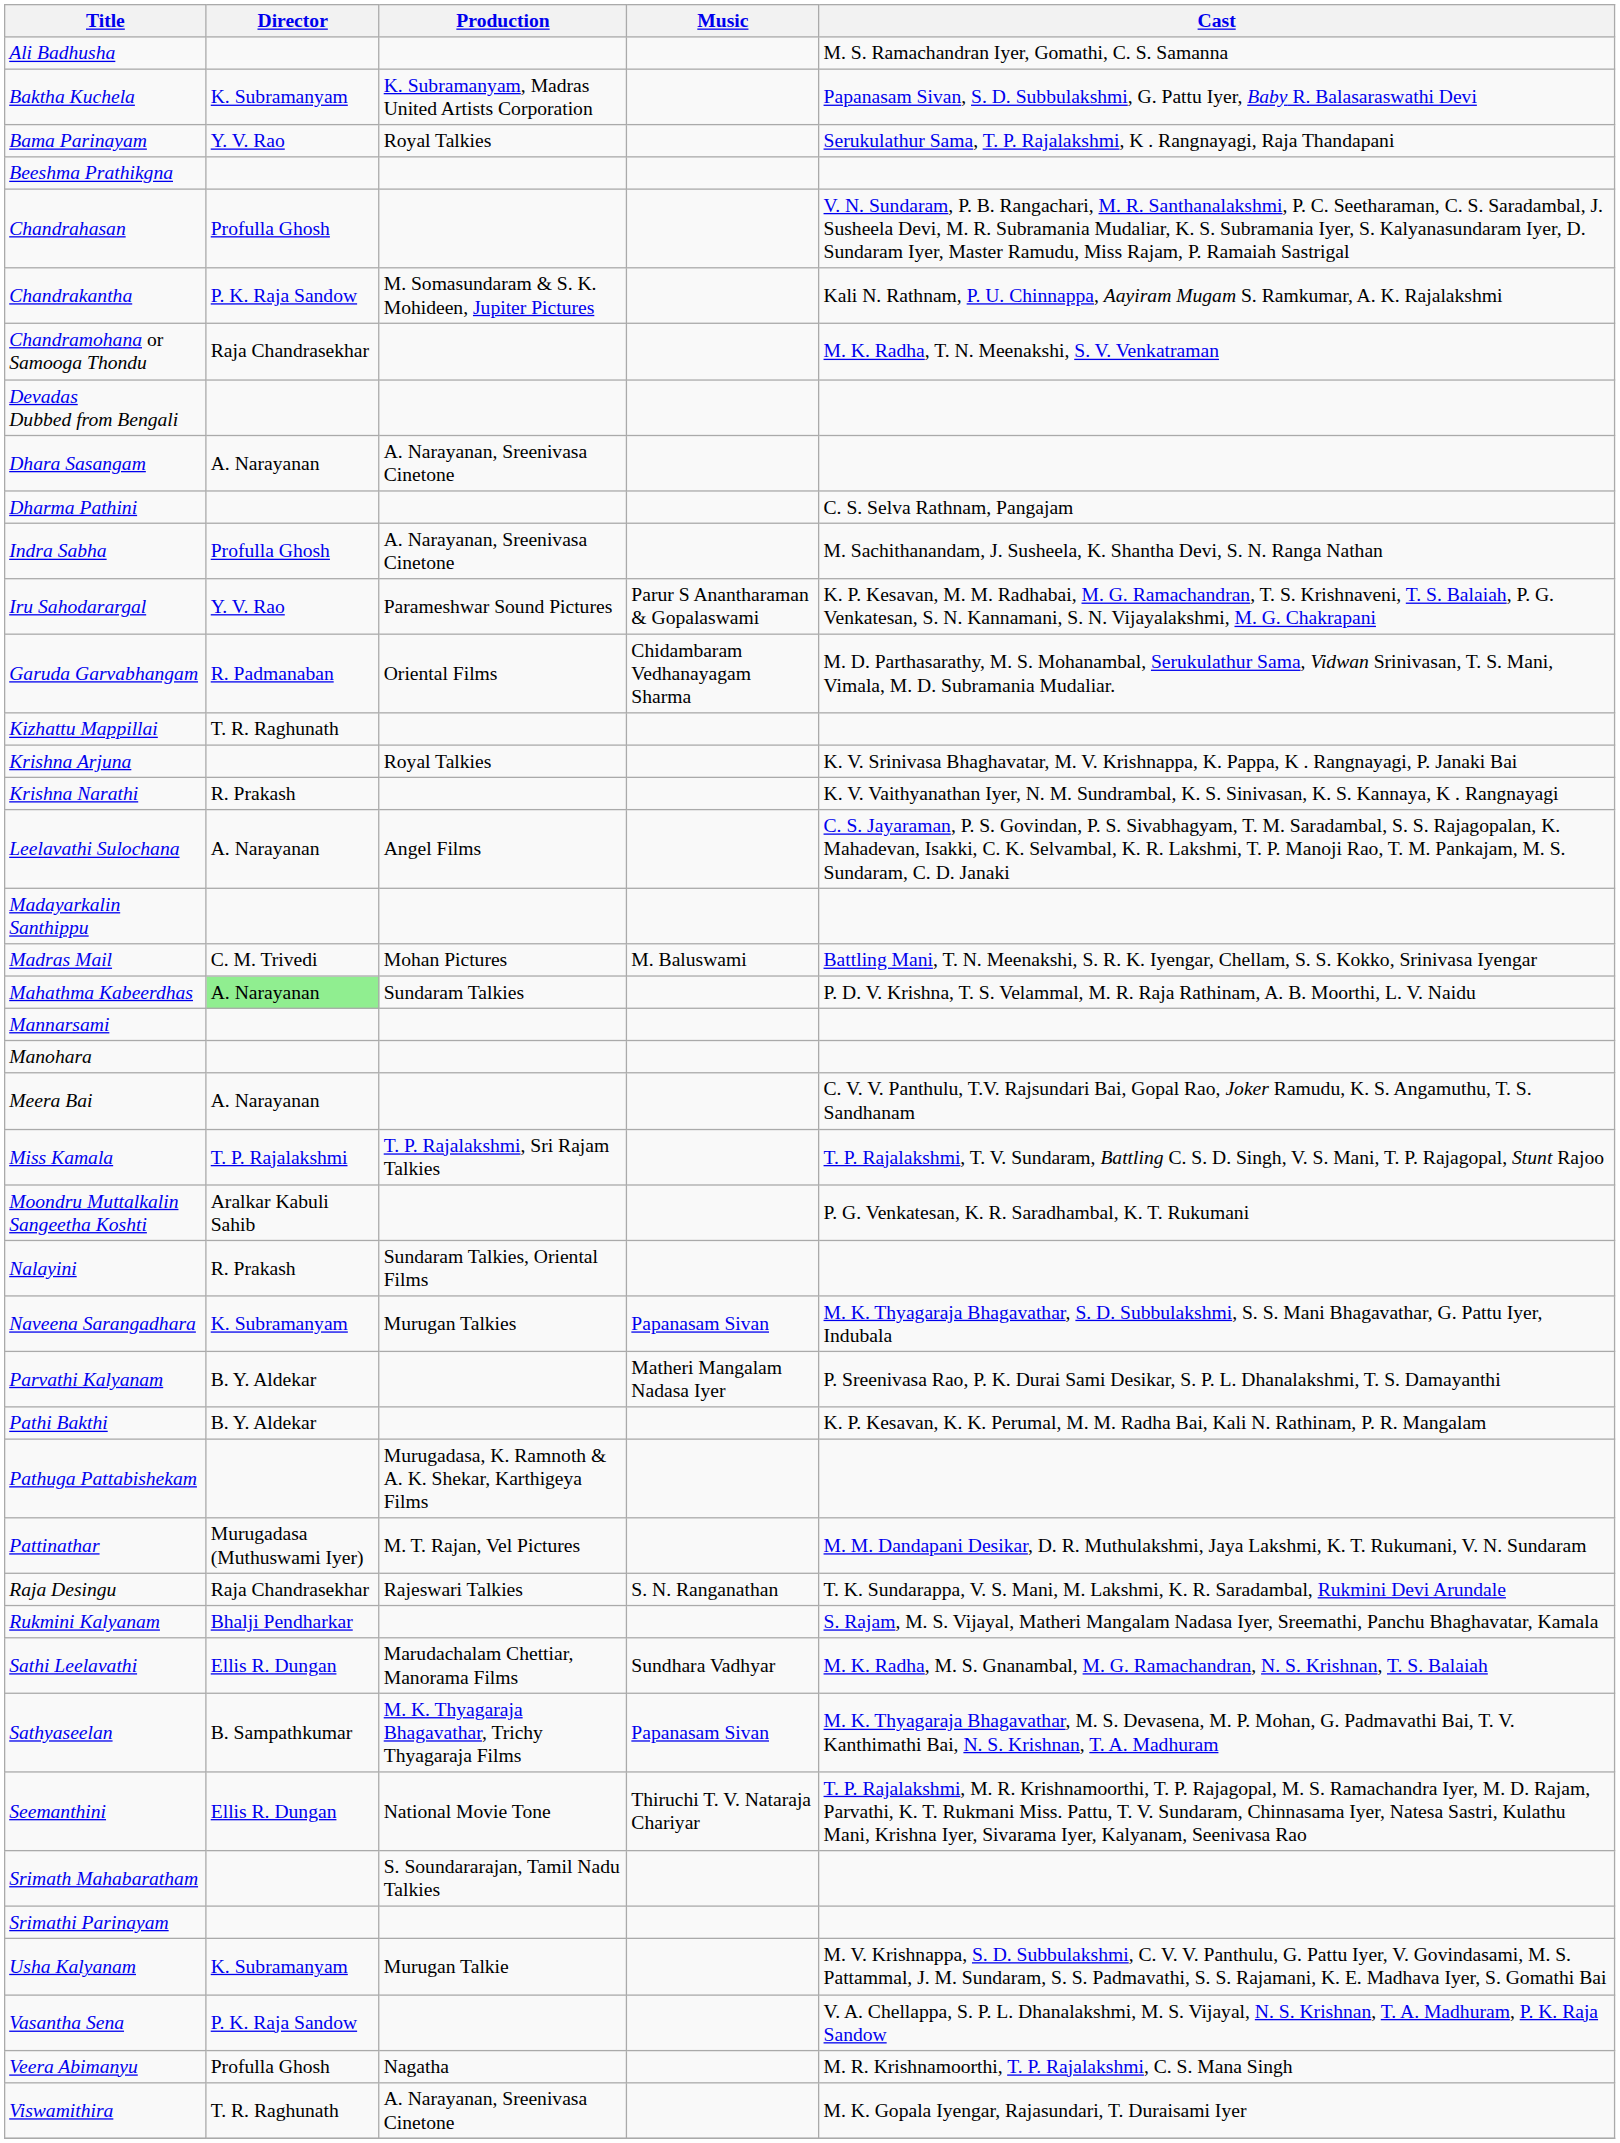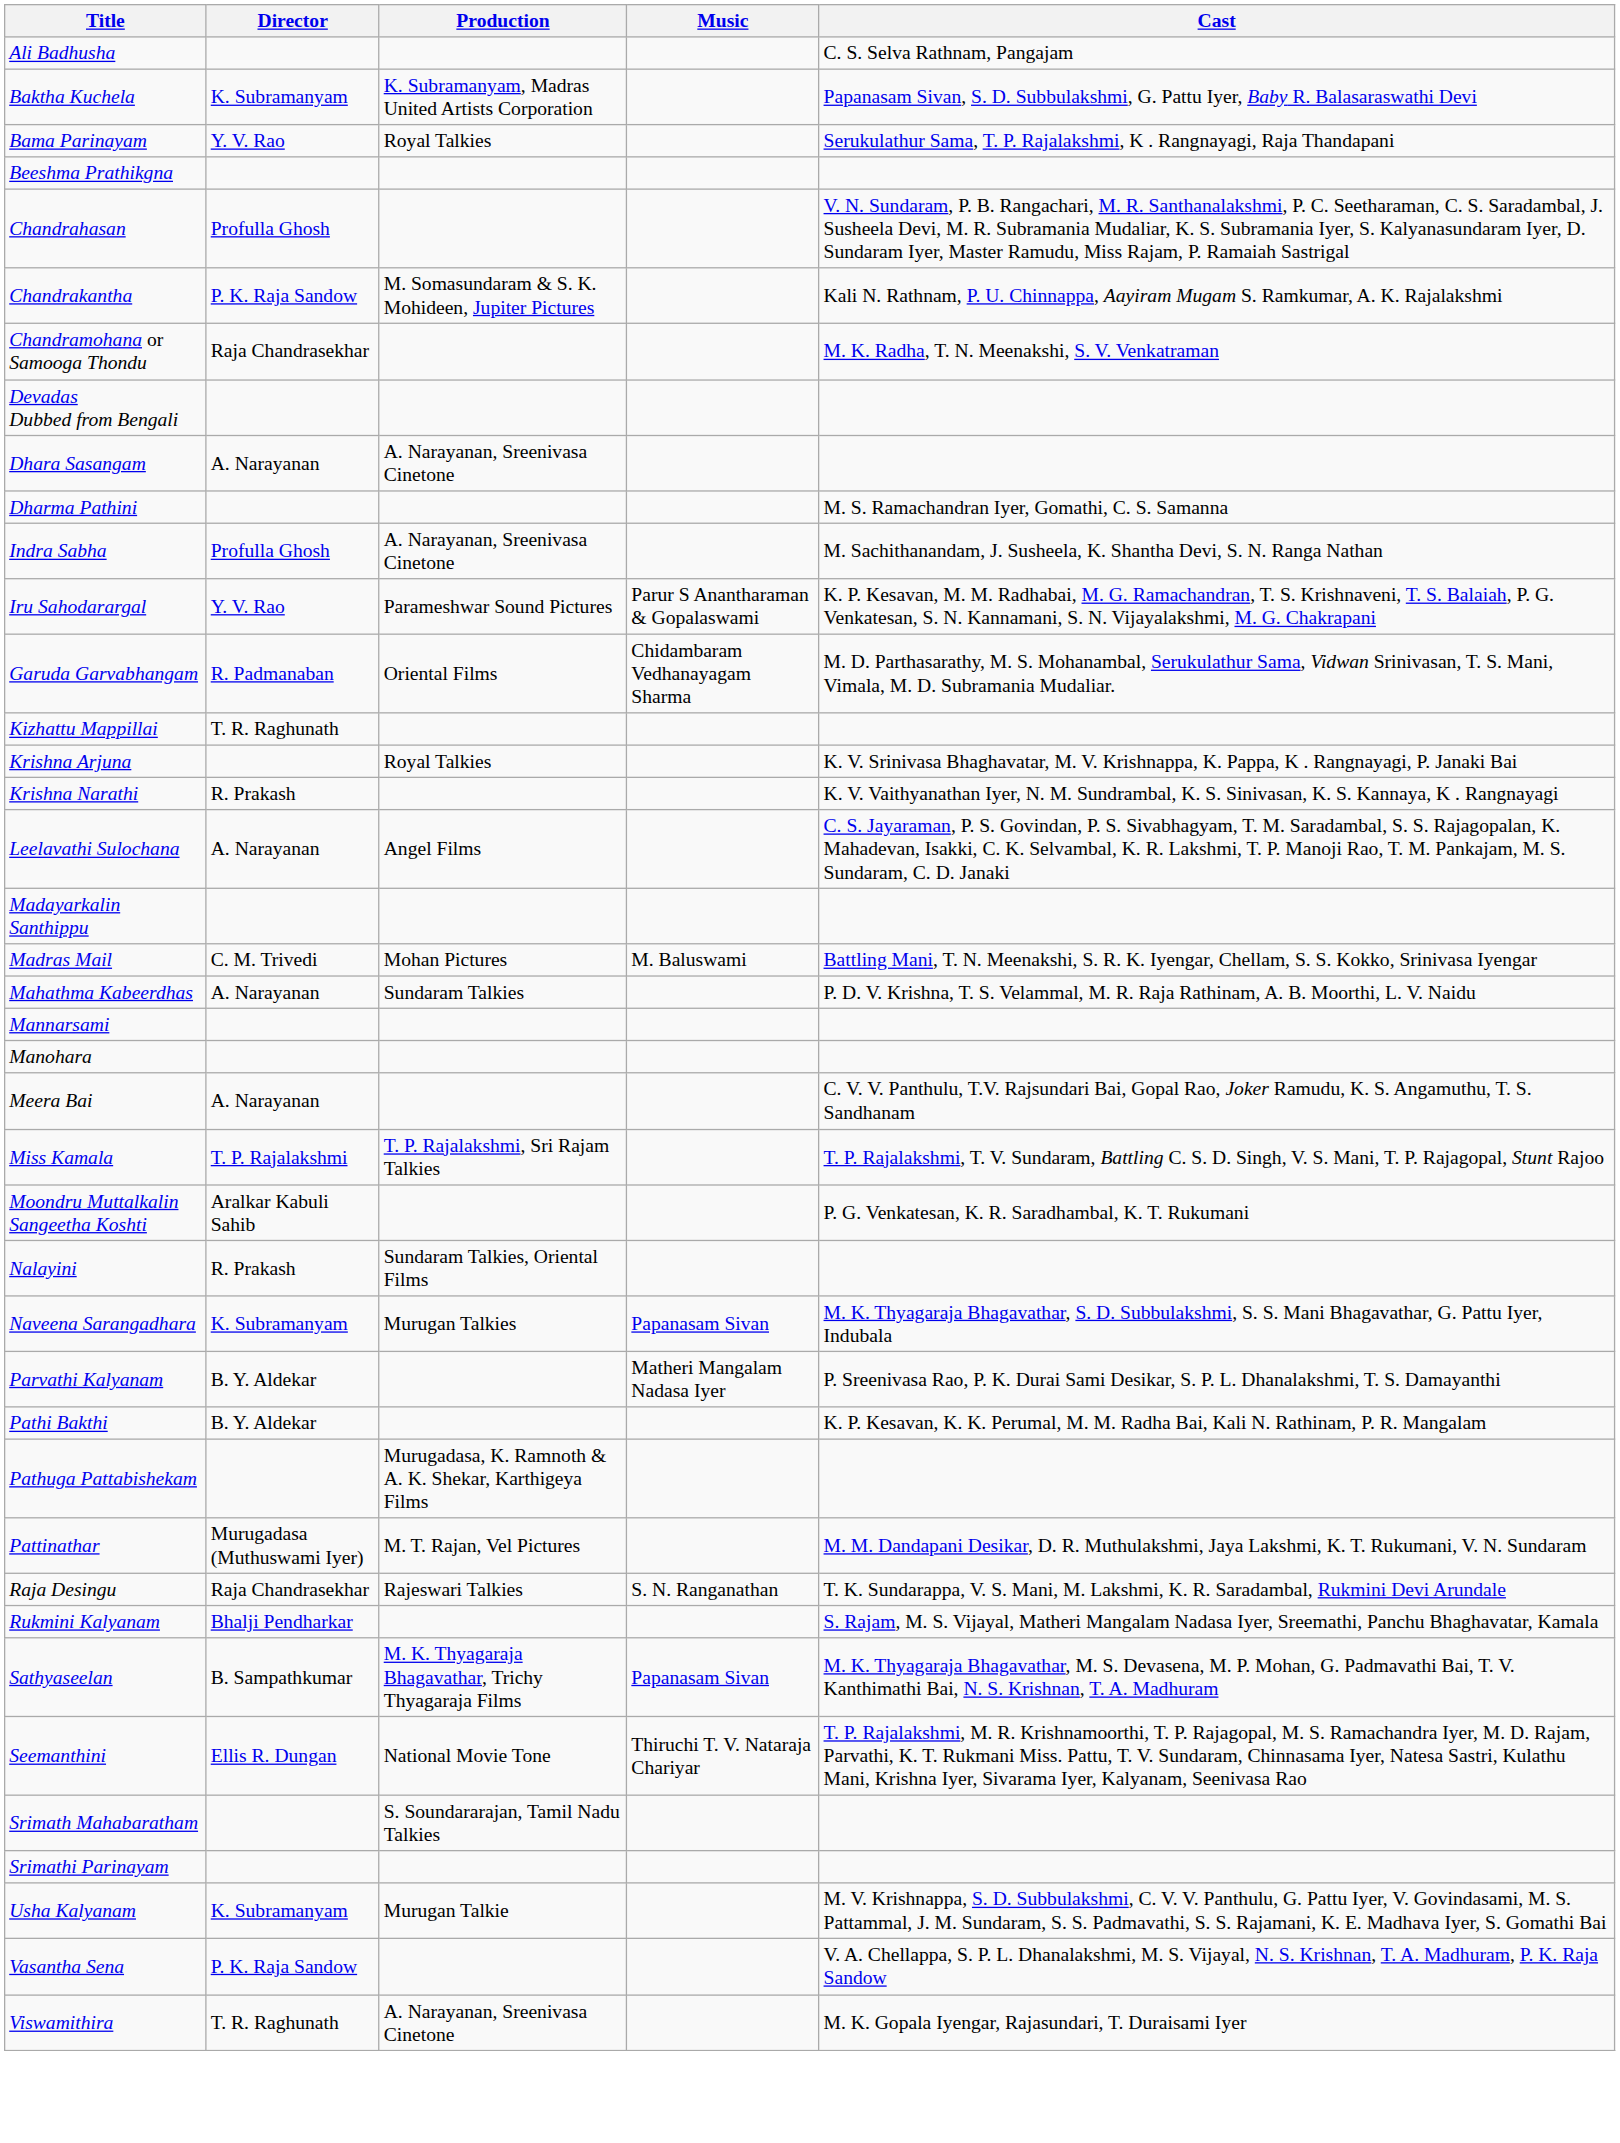(1026, 53) M. S. Ramachandran Iyer, Gomathi, C. S. Samanna -> (948, 53) C. S. Selva Rathnam, Pangajam
(948, 506) C. S. Selva Rathnam, Pangajam -> (1026, 506) M. S. Ramachandran Iyer, Gomathi, C. S. Samanna
(265, 992) lightgreen background -> (265, 992) no background
- row: (73, 1665)
- row: (73, 2066)
